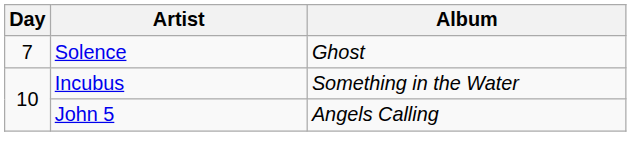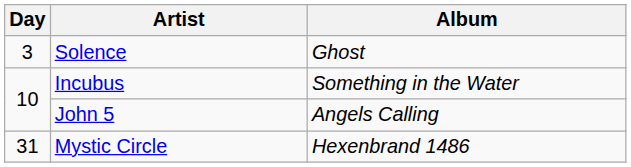(27, 51) 7 -> (27, 51) 3
+ row: (111, 146)
